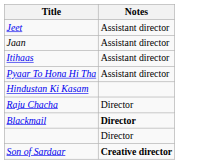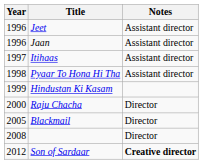+ column: (16, 12)
(118, 120) bold -> (141, 120) normal
